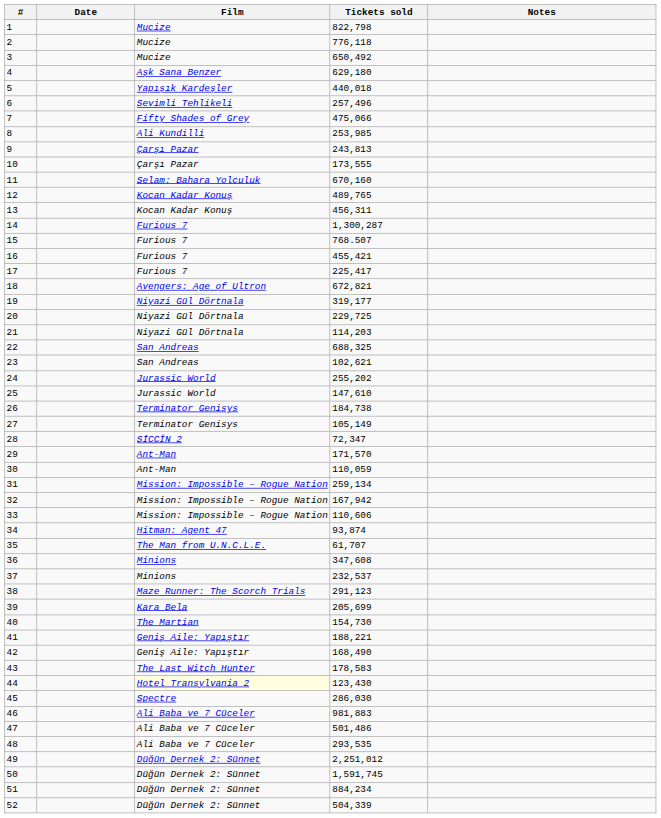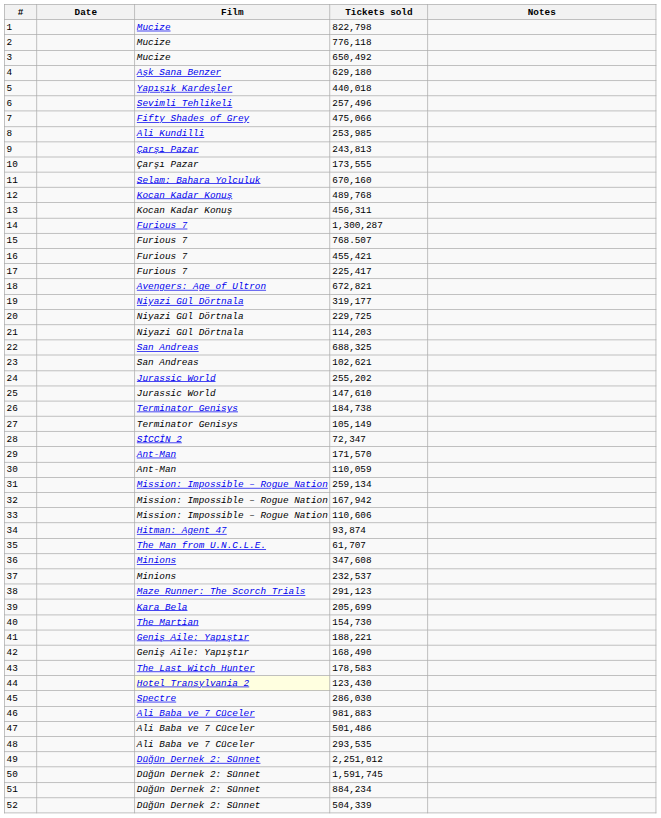(352, 195) 489,765 -> (352, 195) 489,768
